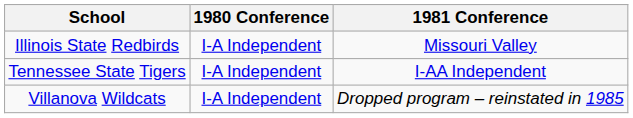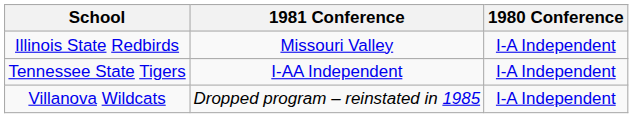columns swapped: (261, 17) <-> (480, 17)
